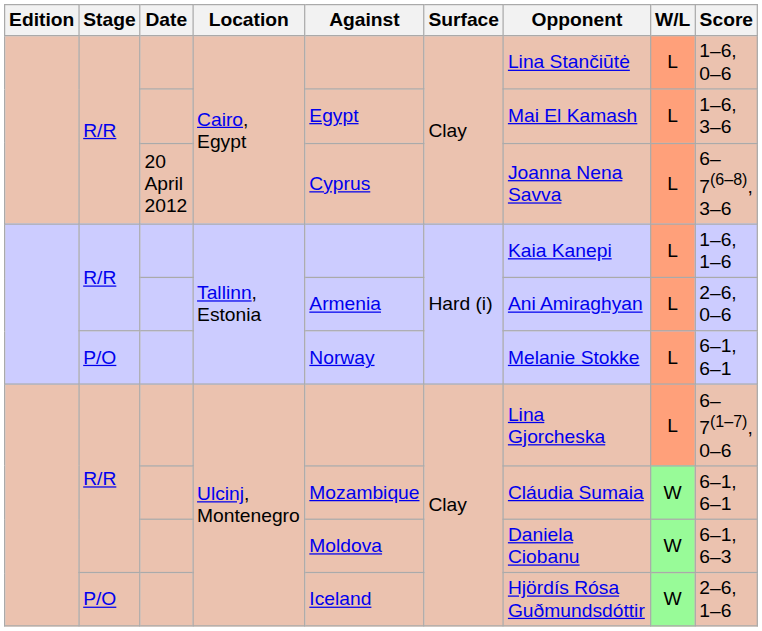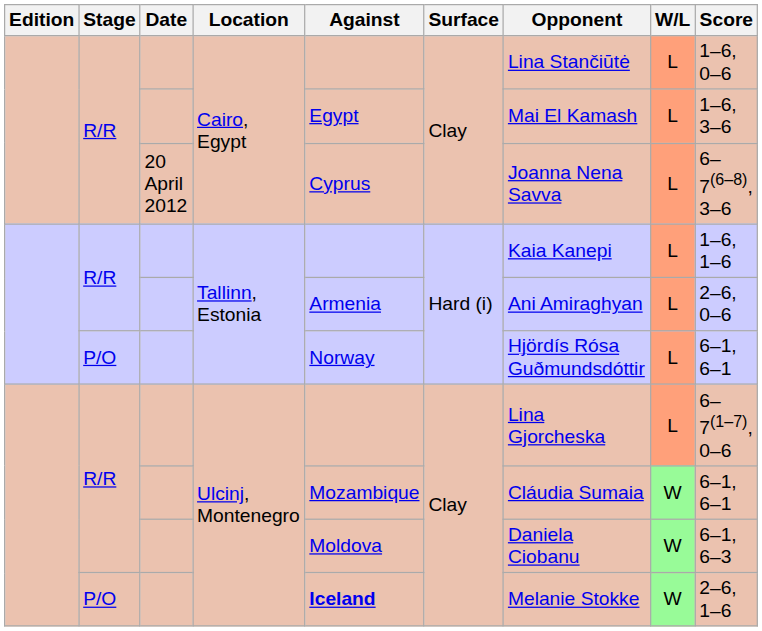(574, 357) Melanie Stokke -> (576, 357) Hjördís Rósa Guðmundsdóttir
(340, 598) normal -> (342, 598) bold
(576, 598) Hjördís Rósa Guðmundsdóttir -> (574, 598) Melanie Stokke
